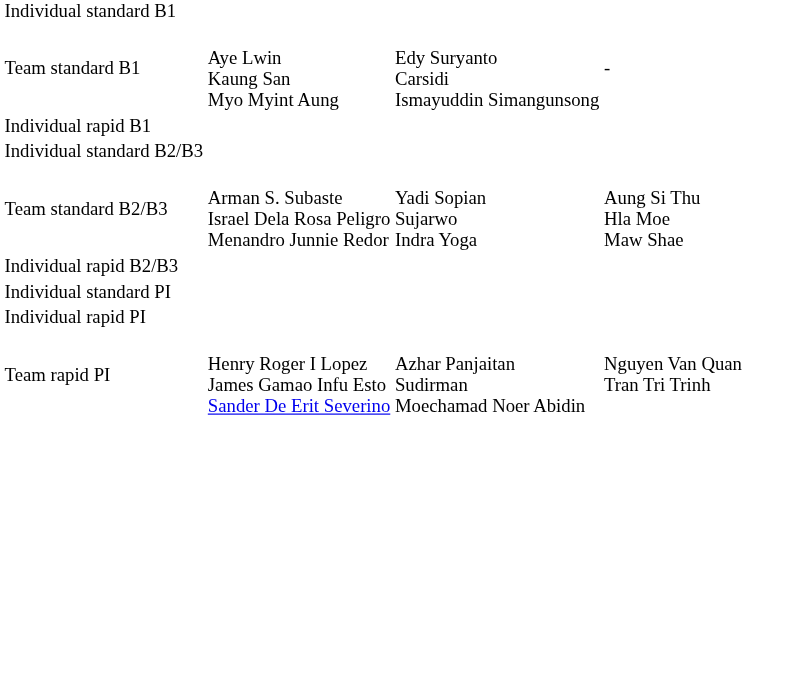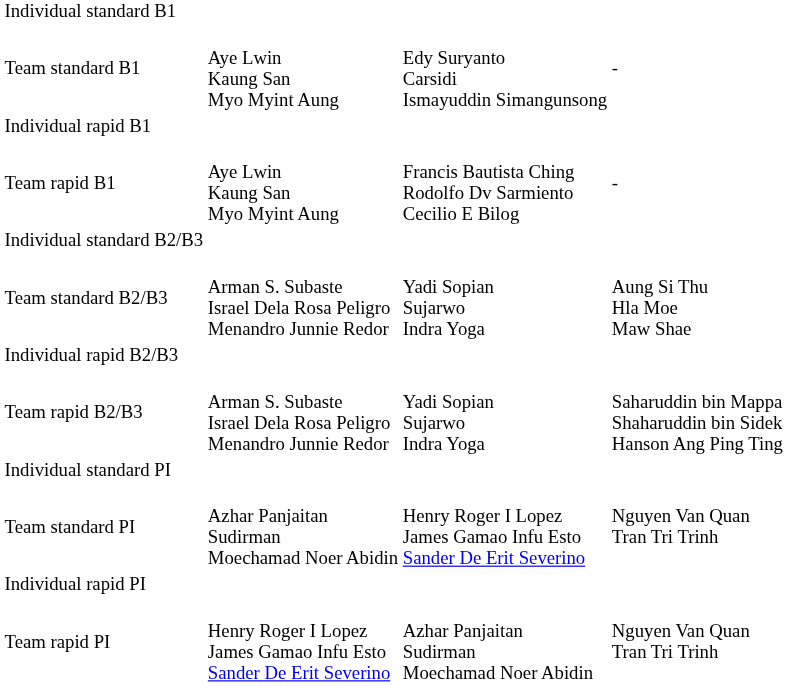+ row: (60, 182)
+ row: (74, 412)
+ row: (70, 526)
